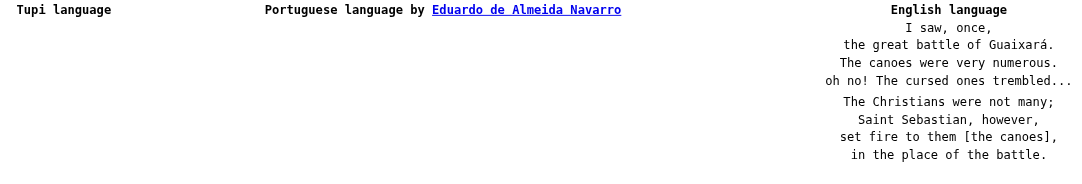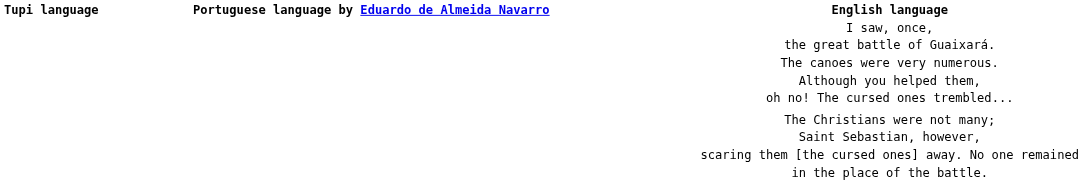+ row: (890, 80)
- row: (949, 137)
+ row: (890, 155)
